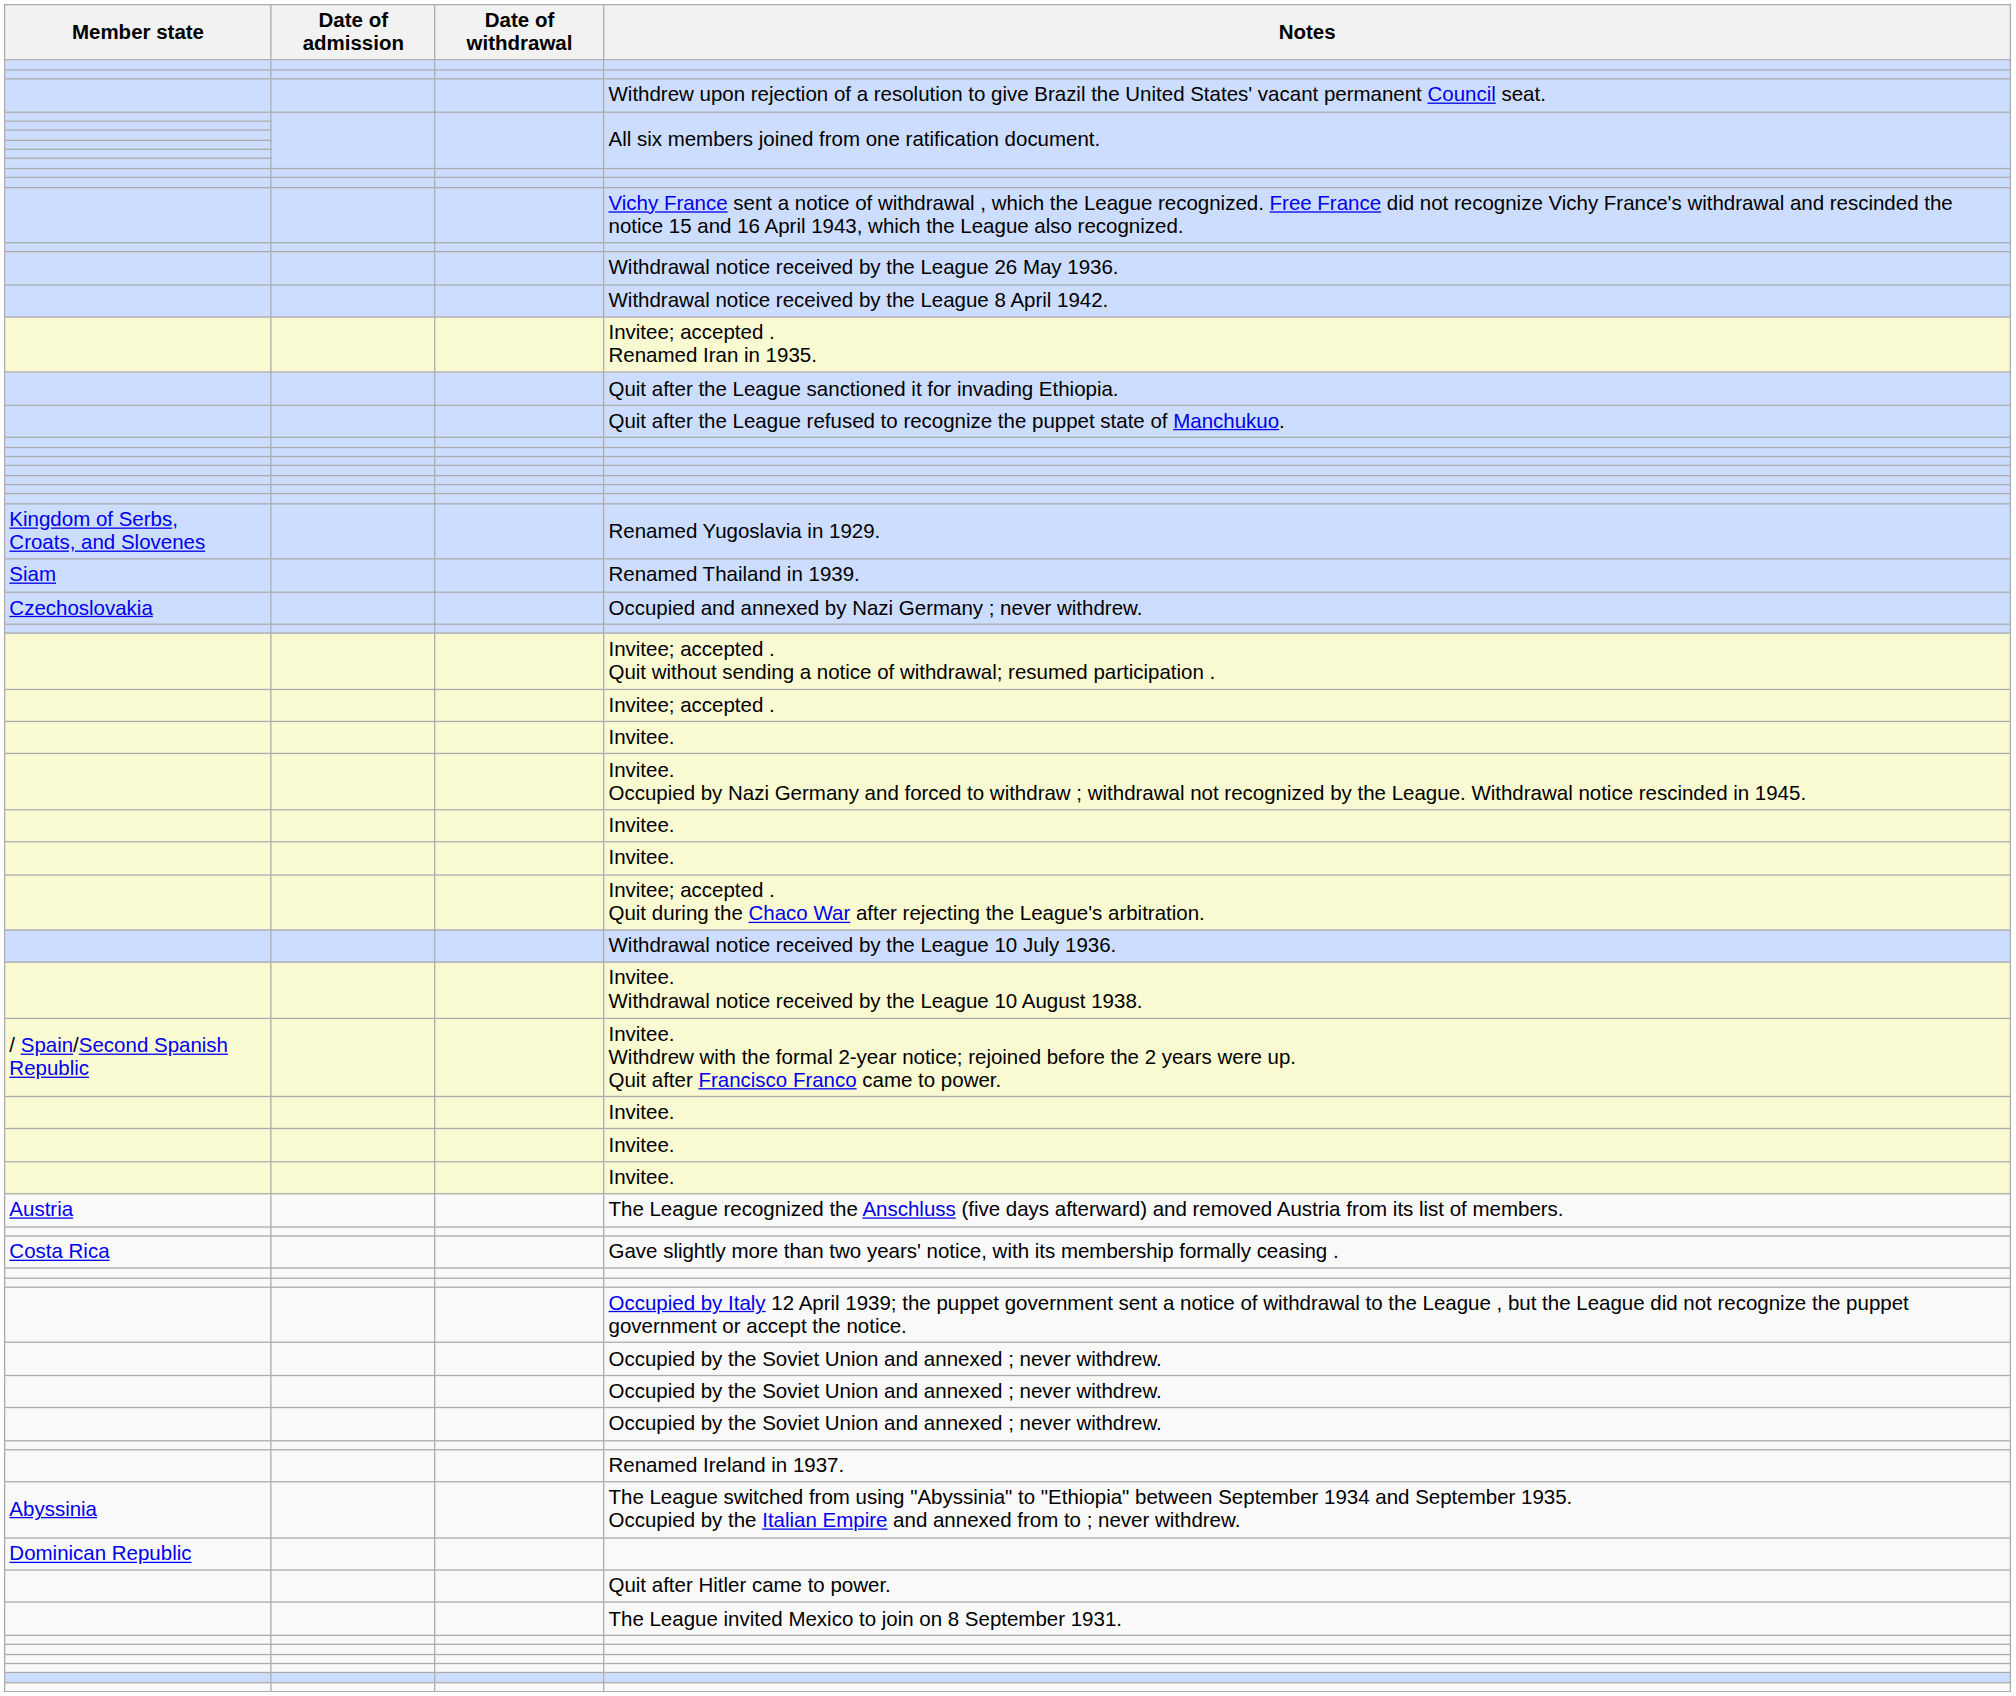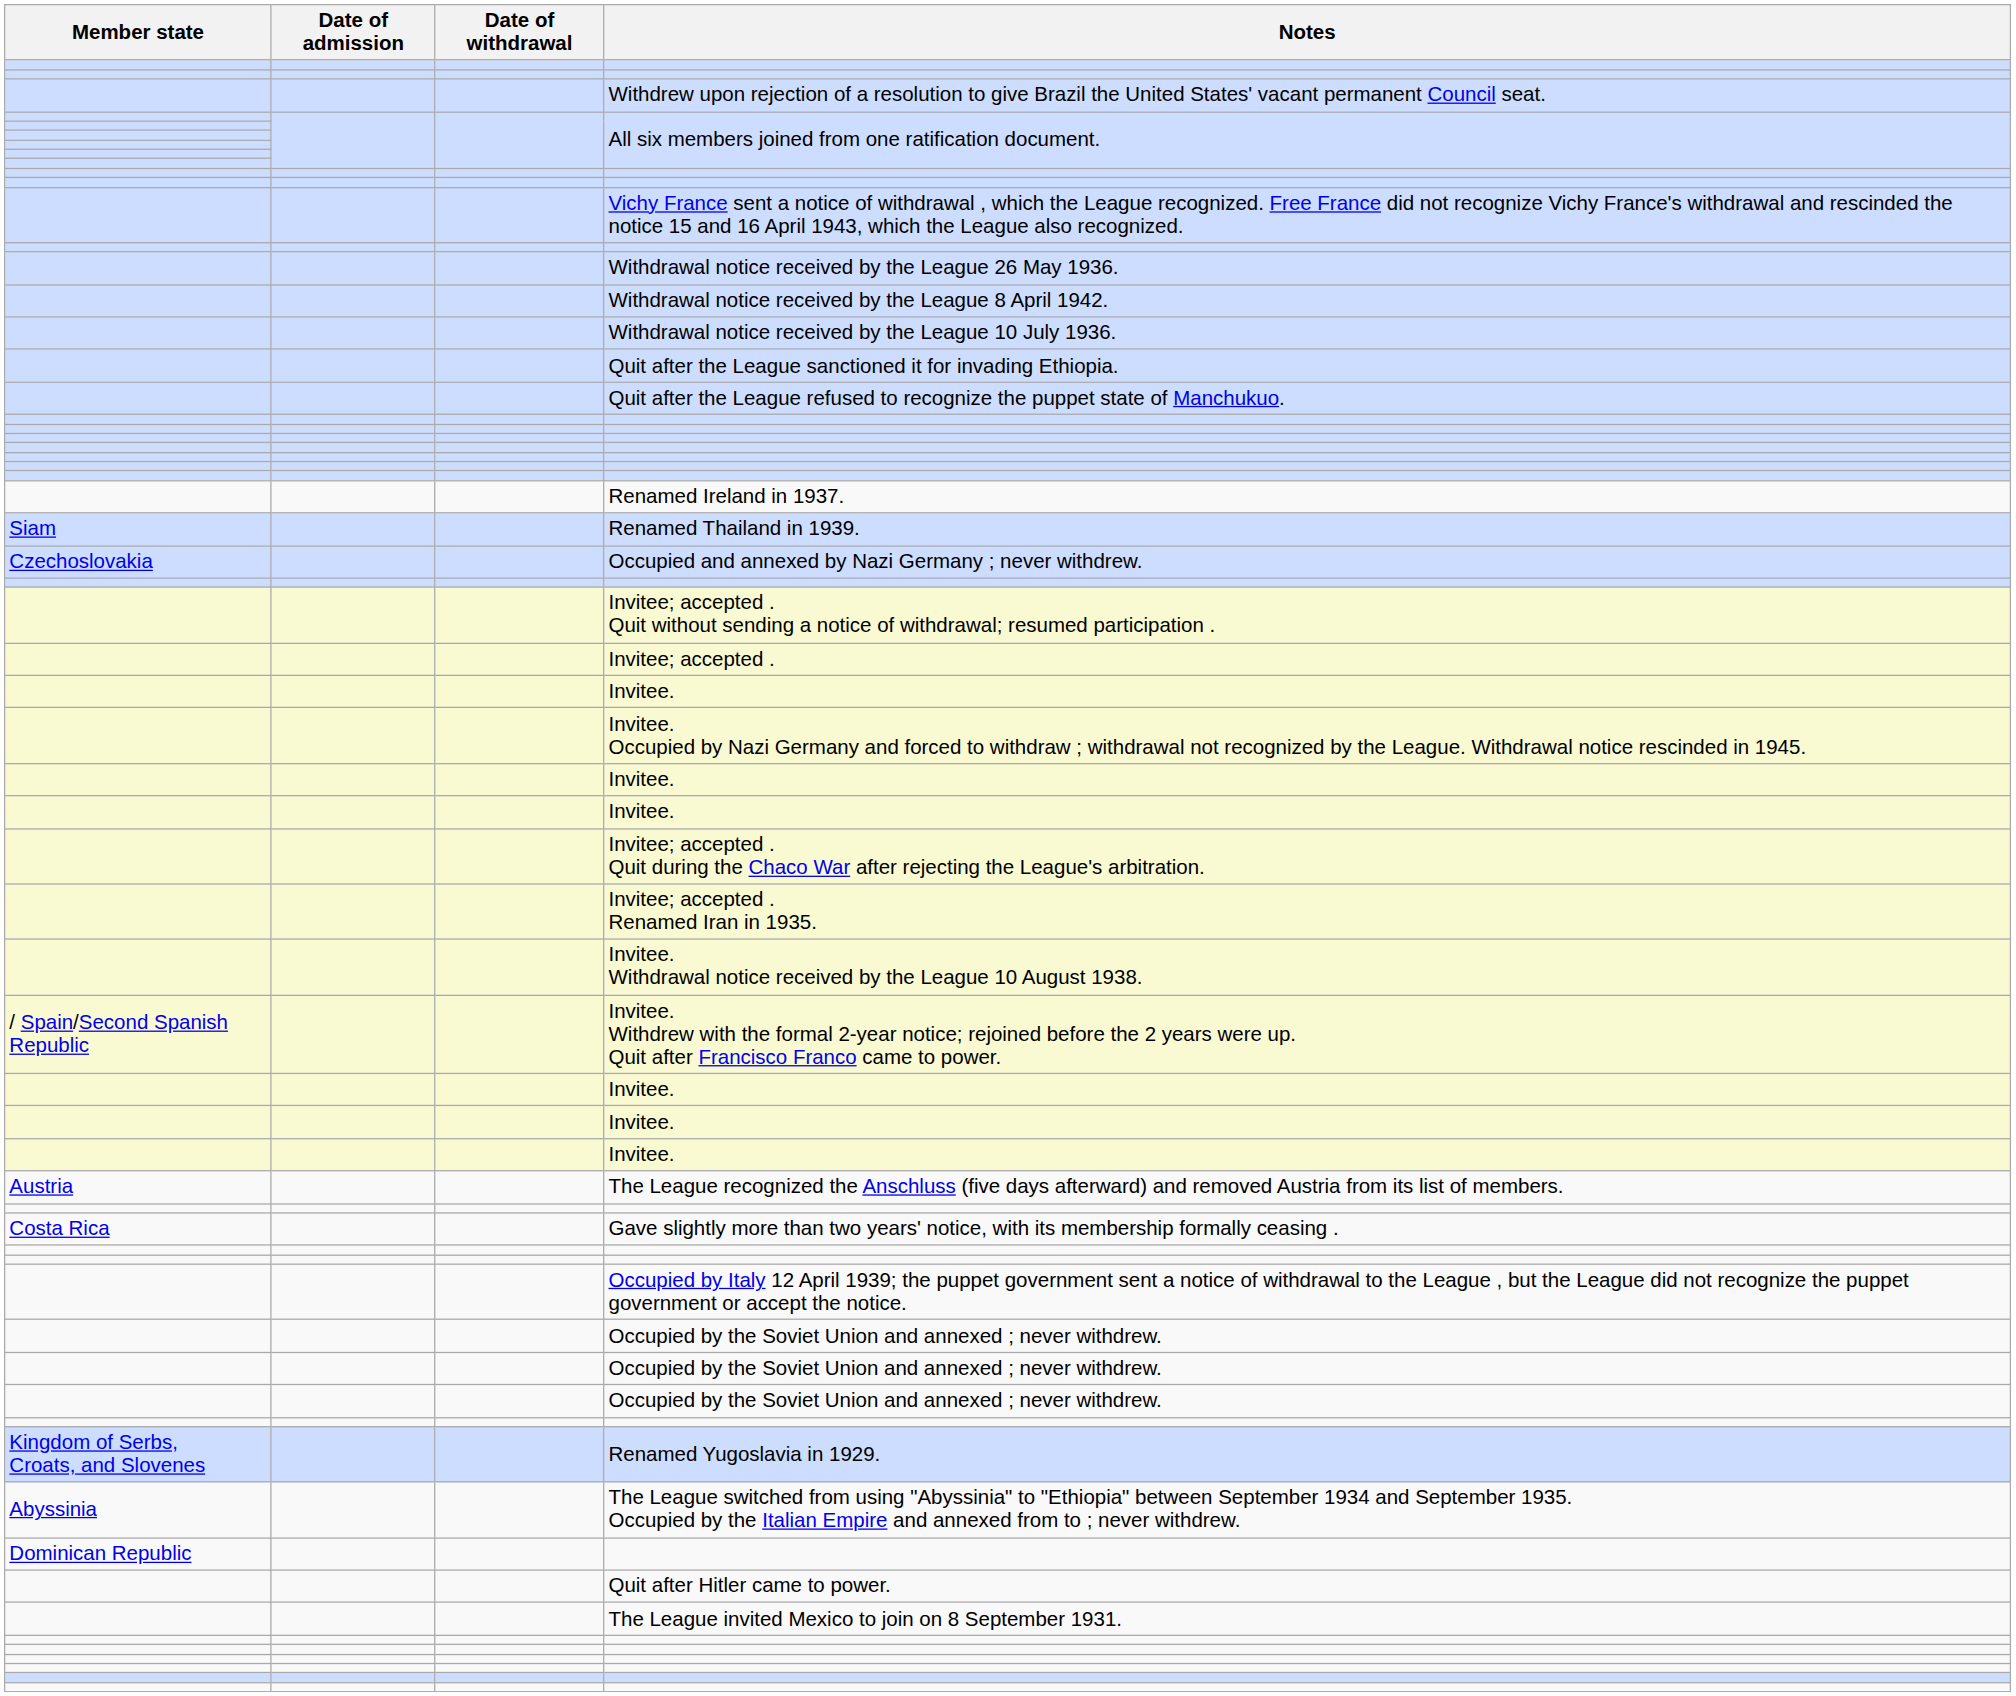rows swapped: (138, 946) <-> (138, 345)
rows swapped: (107, 531) <-> (138, 1466)
